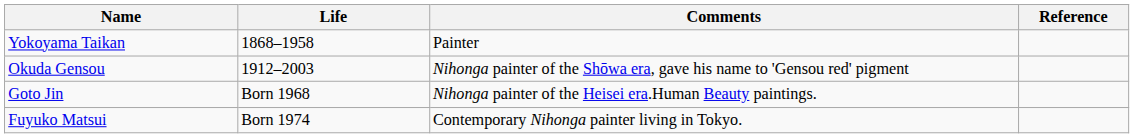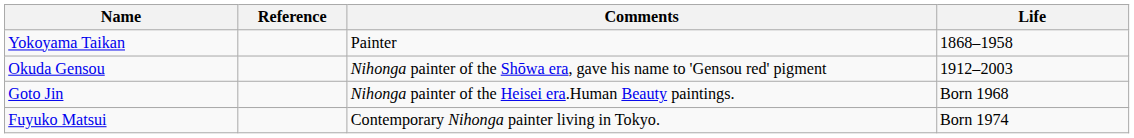columns swapped: (333, 17) <-> (1073, 17)
